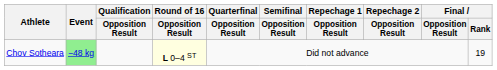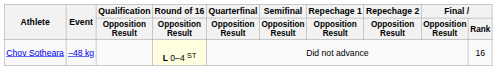(81, 53) lightgreen background -> (81, 53) no background
(480, 53) 19 -> (480, 53) 16
